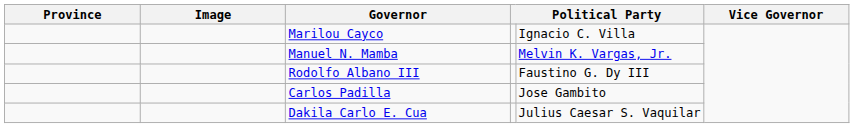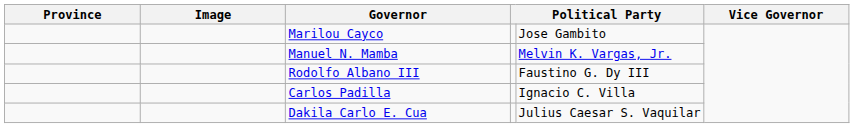(577, 34) Ignacio C. Villa -> (562, 34) Jose Gambito
(562, 93) Jose Gambito -> (577, 93) Ignacio C. Villa
